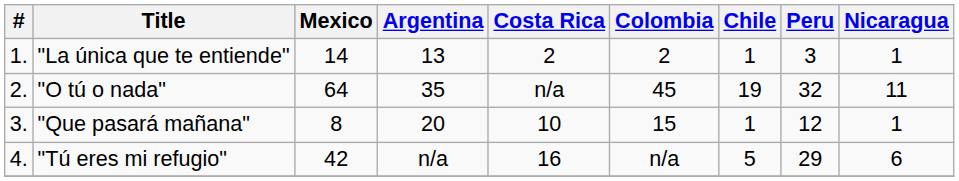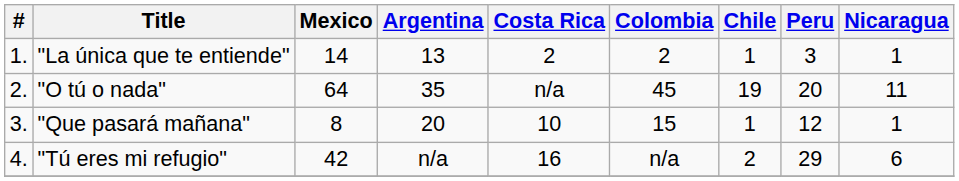(810, 90) 32 -> (810, 90) 20
(750, 158) 5 -> (750, 158) 2
